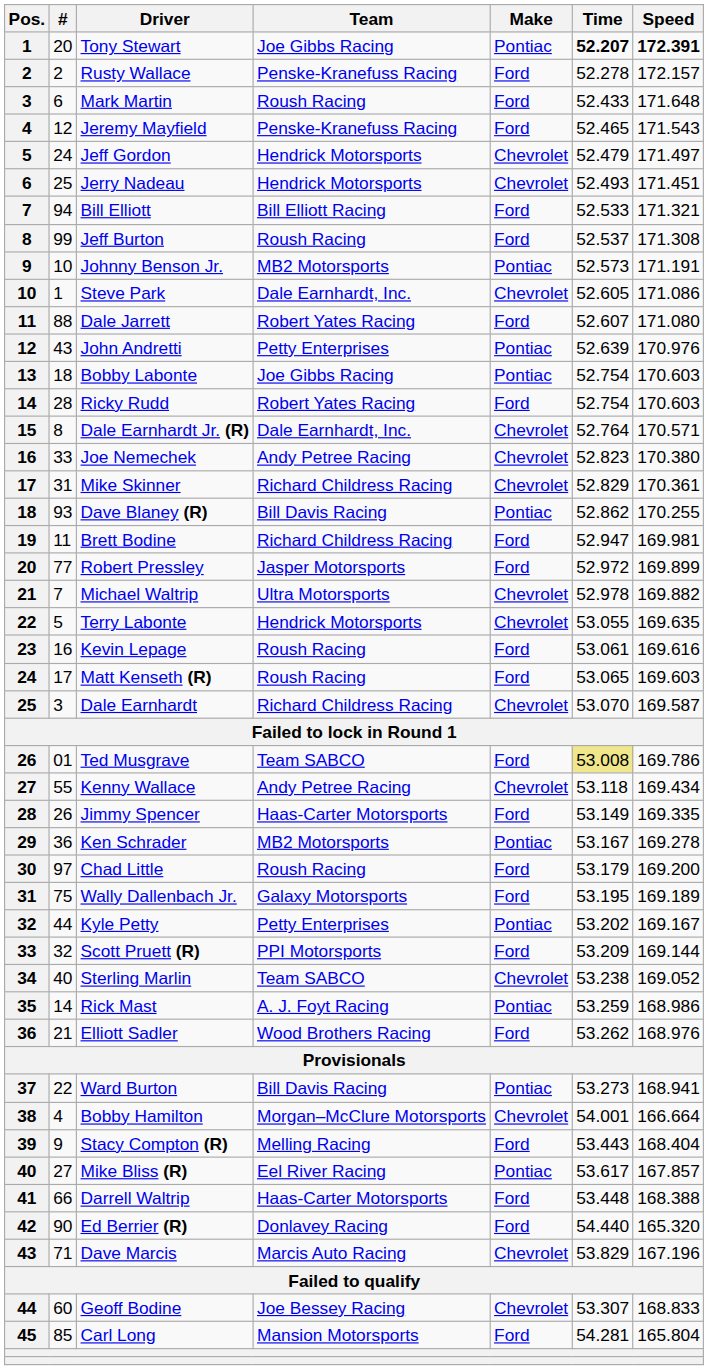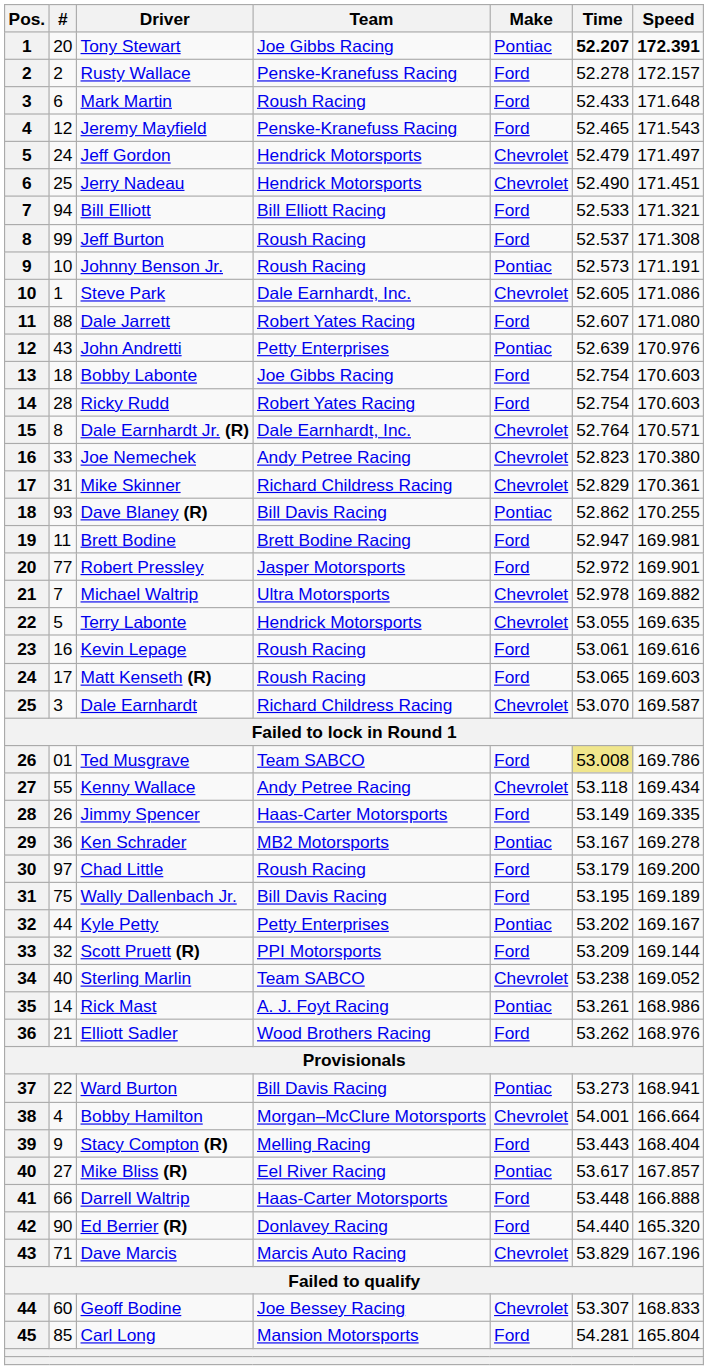(603, 183) 52.493 -> (603, 183) 52.490
(323, 265) MB2 Motorsports -> (311, 265) Roush Racing
(523, 375) Pontiac -> (512, 375) Ford
(355, 540) Richard Childress Racing -> (334, 540) Brett Bodine Racing
(669, 567) 169.899 -> (669, 567) 169.901
(332, 896) Galaxy Motorsports -> (322, 896) Bill Davis Racing
(603, 1006) 53.259 -> (603, 1006) 53.261
(669, 1198) 168.388 -> (669, 1198) 166.888
